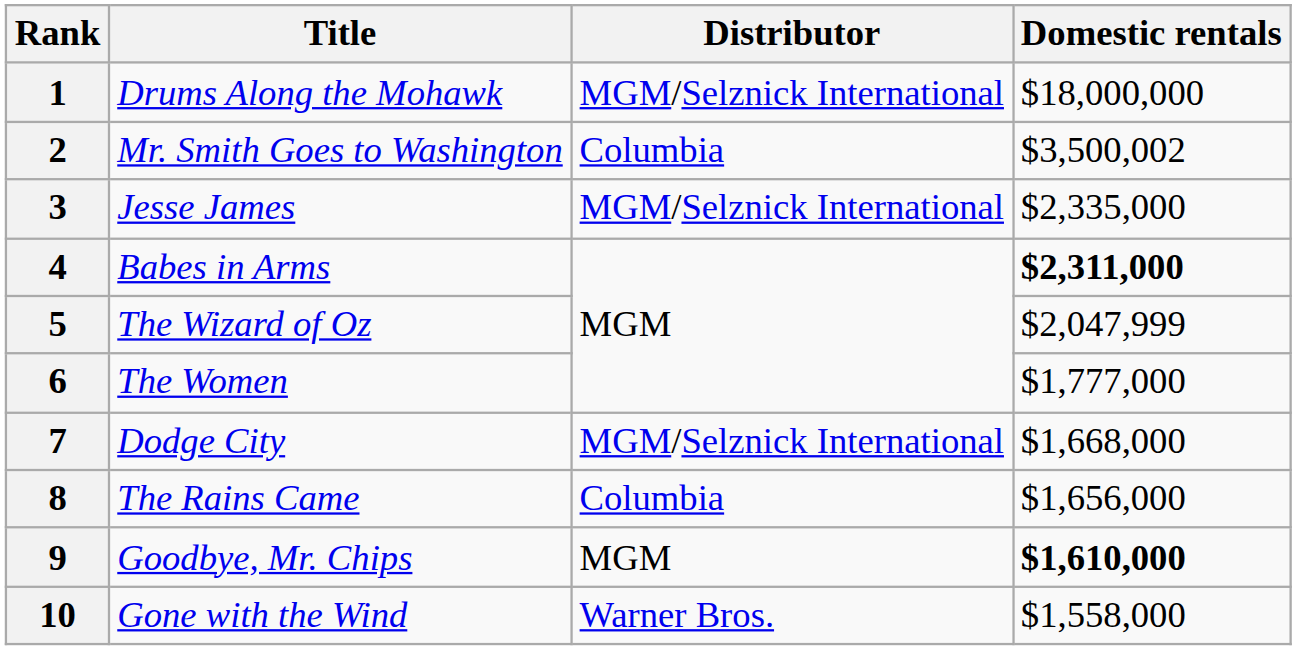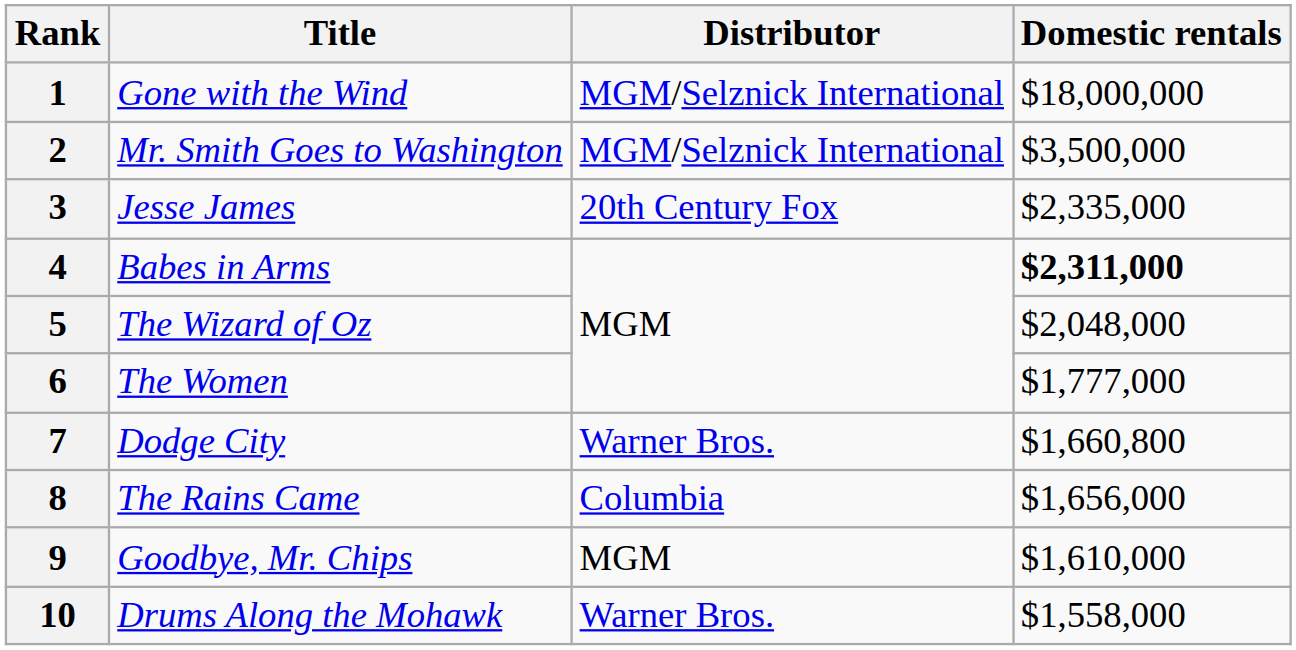(310, 91) Drums Along the Mohawk -> (262, 91) Gone with the Wind
(652, 149) Columbia -> (792, 149) MGM/Selznick International
(1103, 149) $3,500,002 -> (1103, 149) $3,500,000
(792, 207) MGM/Selznick International -> (709, 207) 20th Century Fox
(1103, 324) $2,047,999 -> (1103, 324) $2,048,000
(792, 440) MGM/Selznick International -> (677, 440) Warner Bros.
(1103, 440) $1,668,000 -> (1103, 440) $1,660,800
(1103, 556) bold -> (1103, 556) normal
(262, 614) Gone with the Wind -> (310, 614) Drums Along the Mohawk
